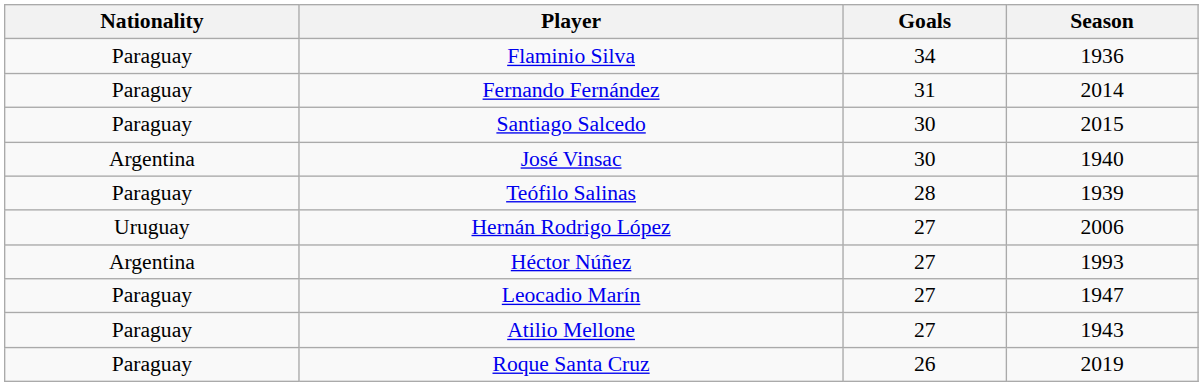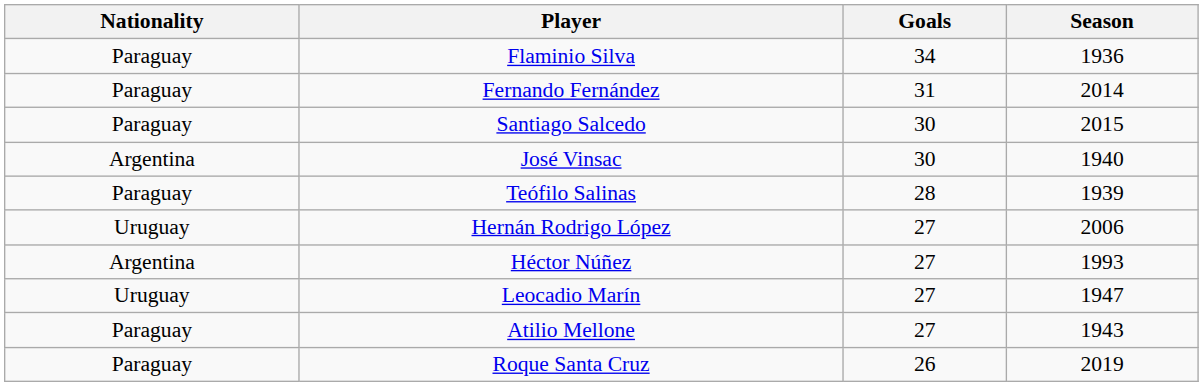(152, 295) Paraguay -> (152, 295) Uruguay
